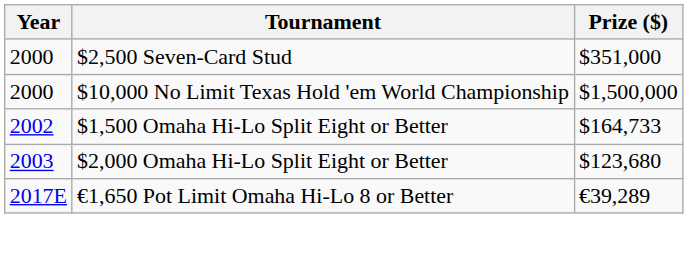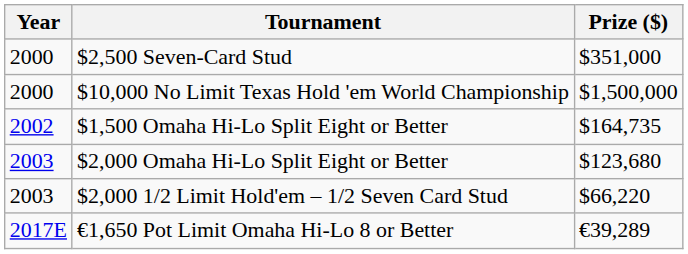(620, 126) $164,733 -> (620, 126) $164,735
+ row: (292, 195)
